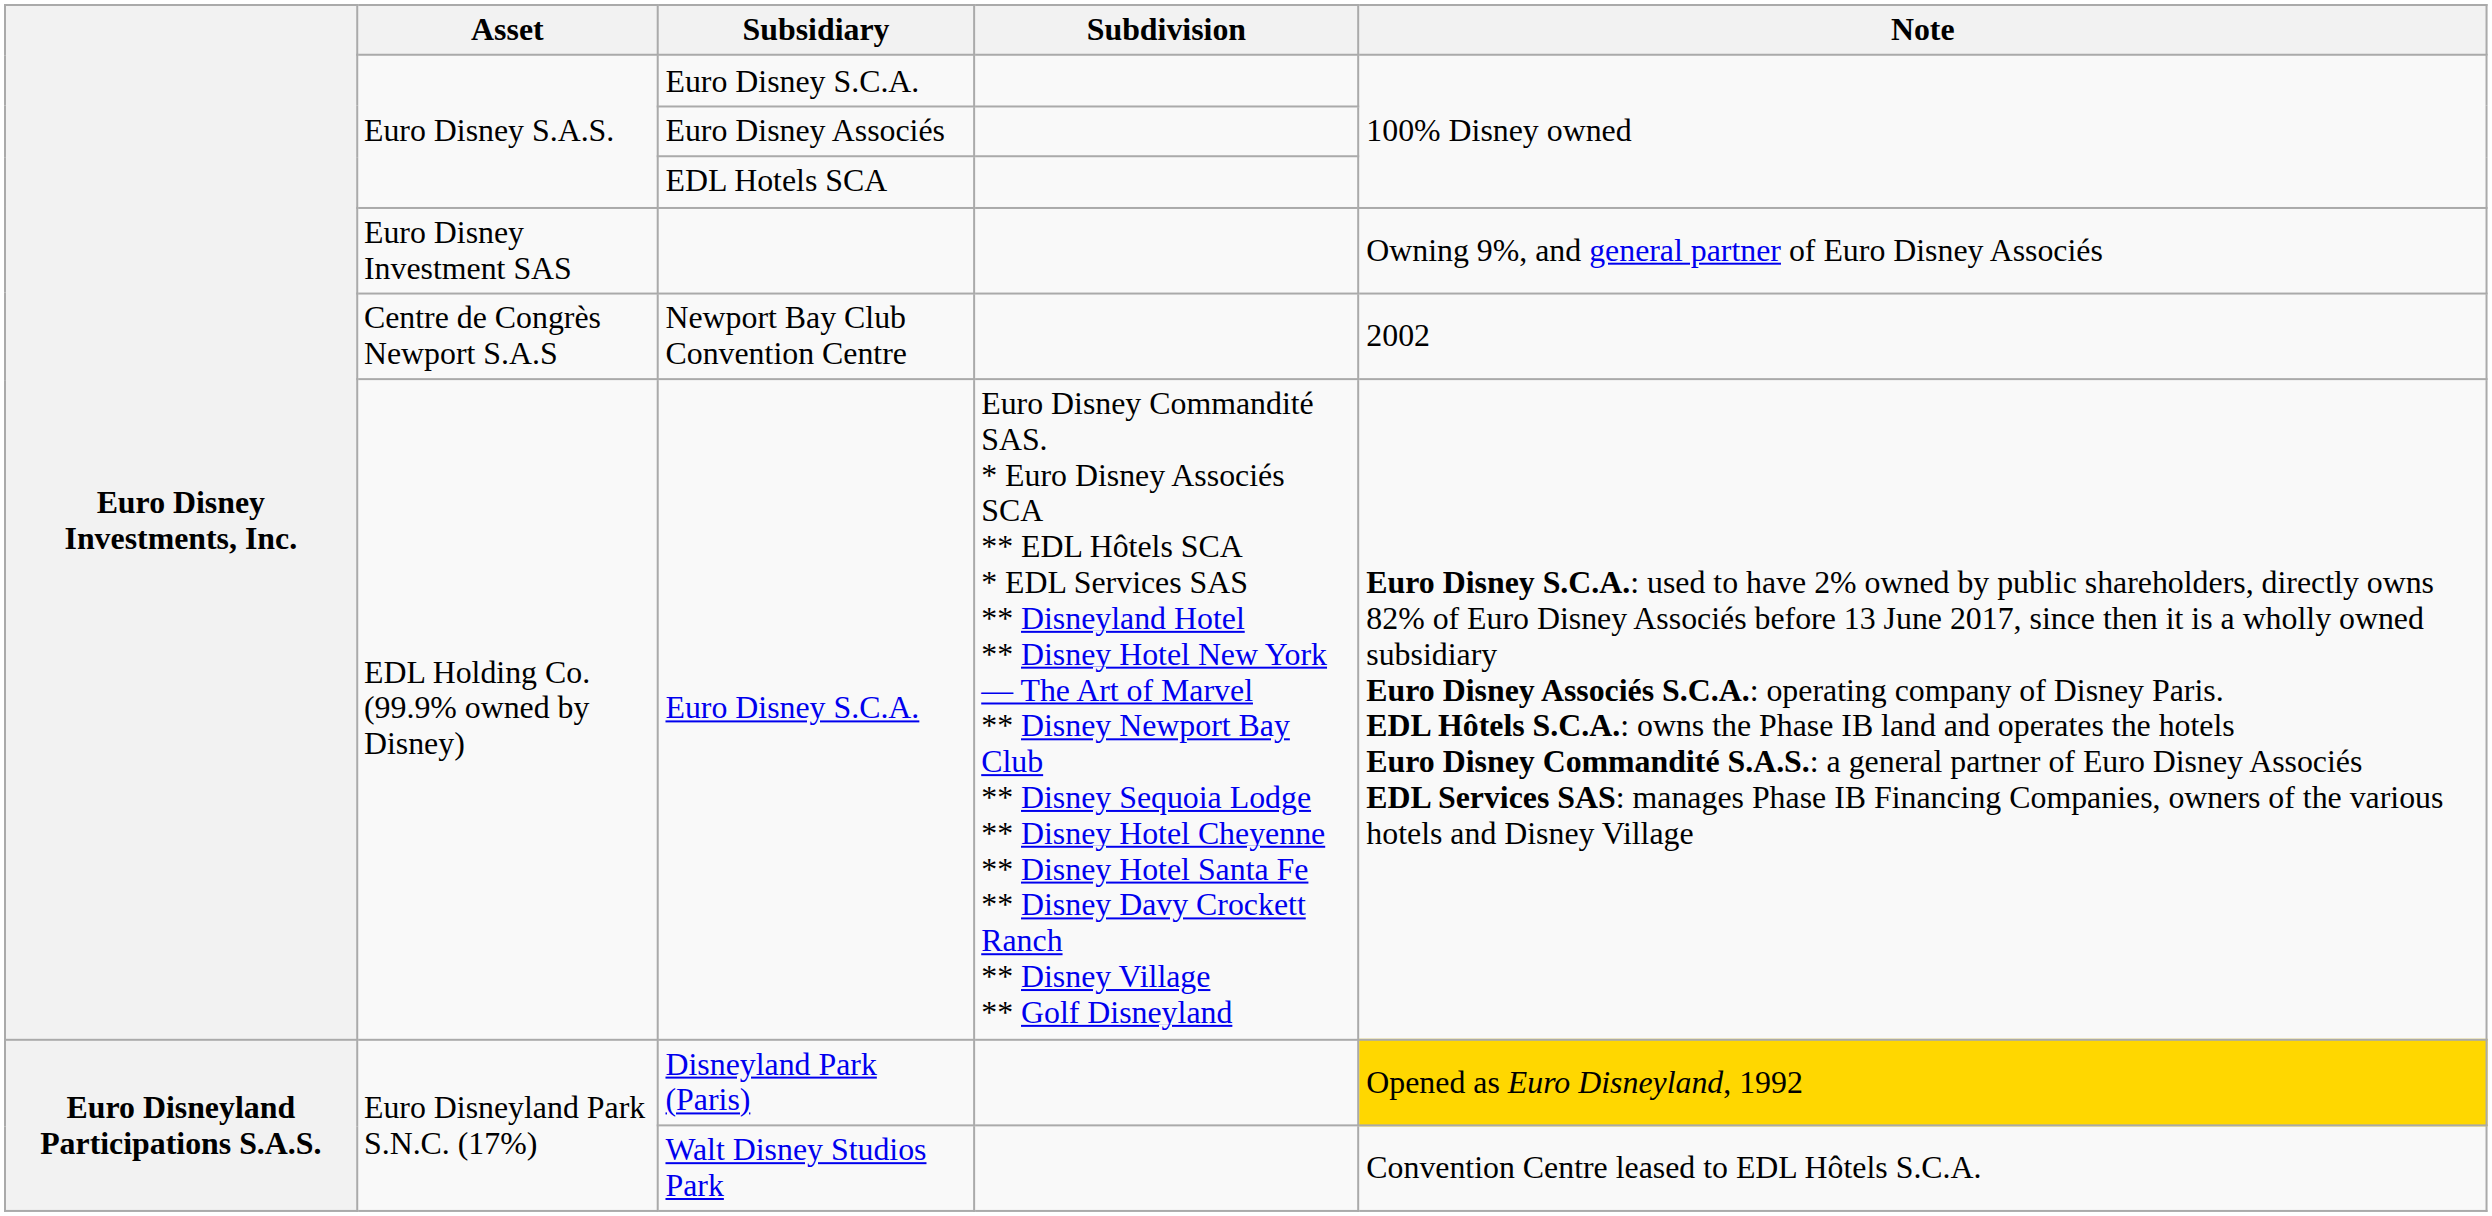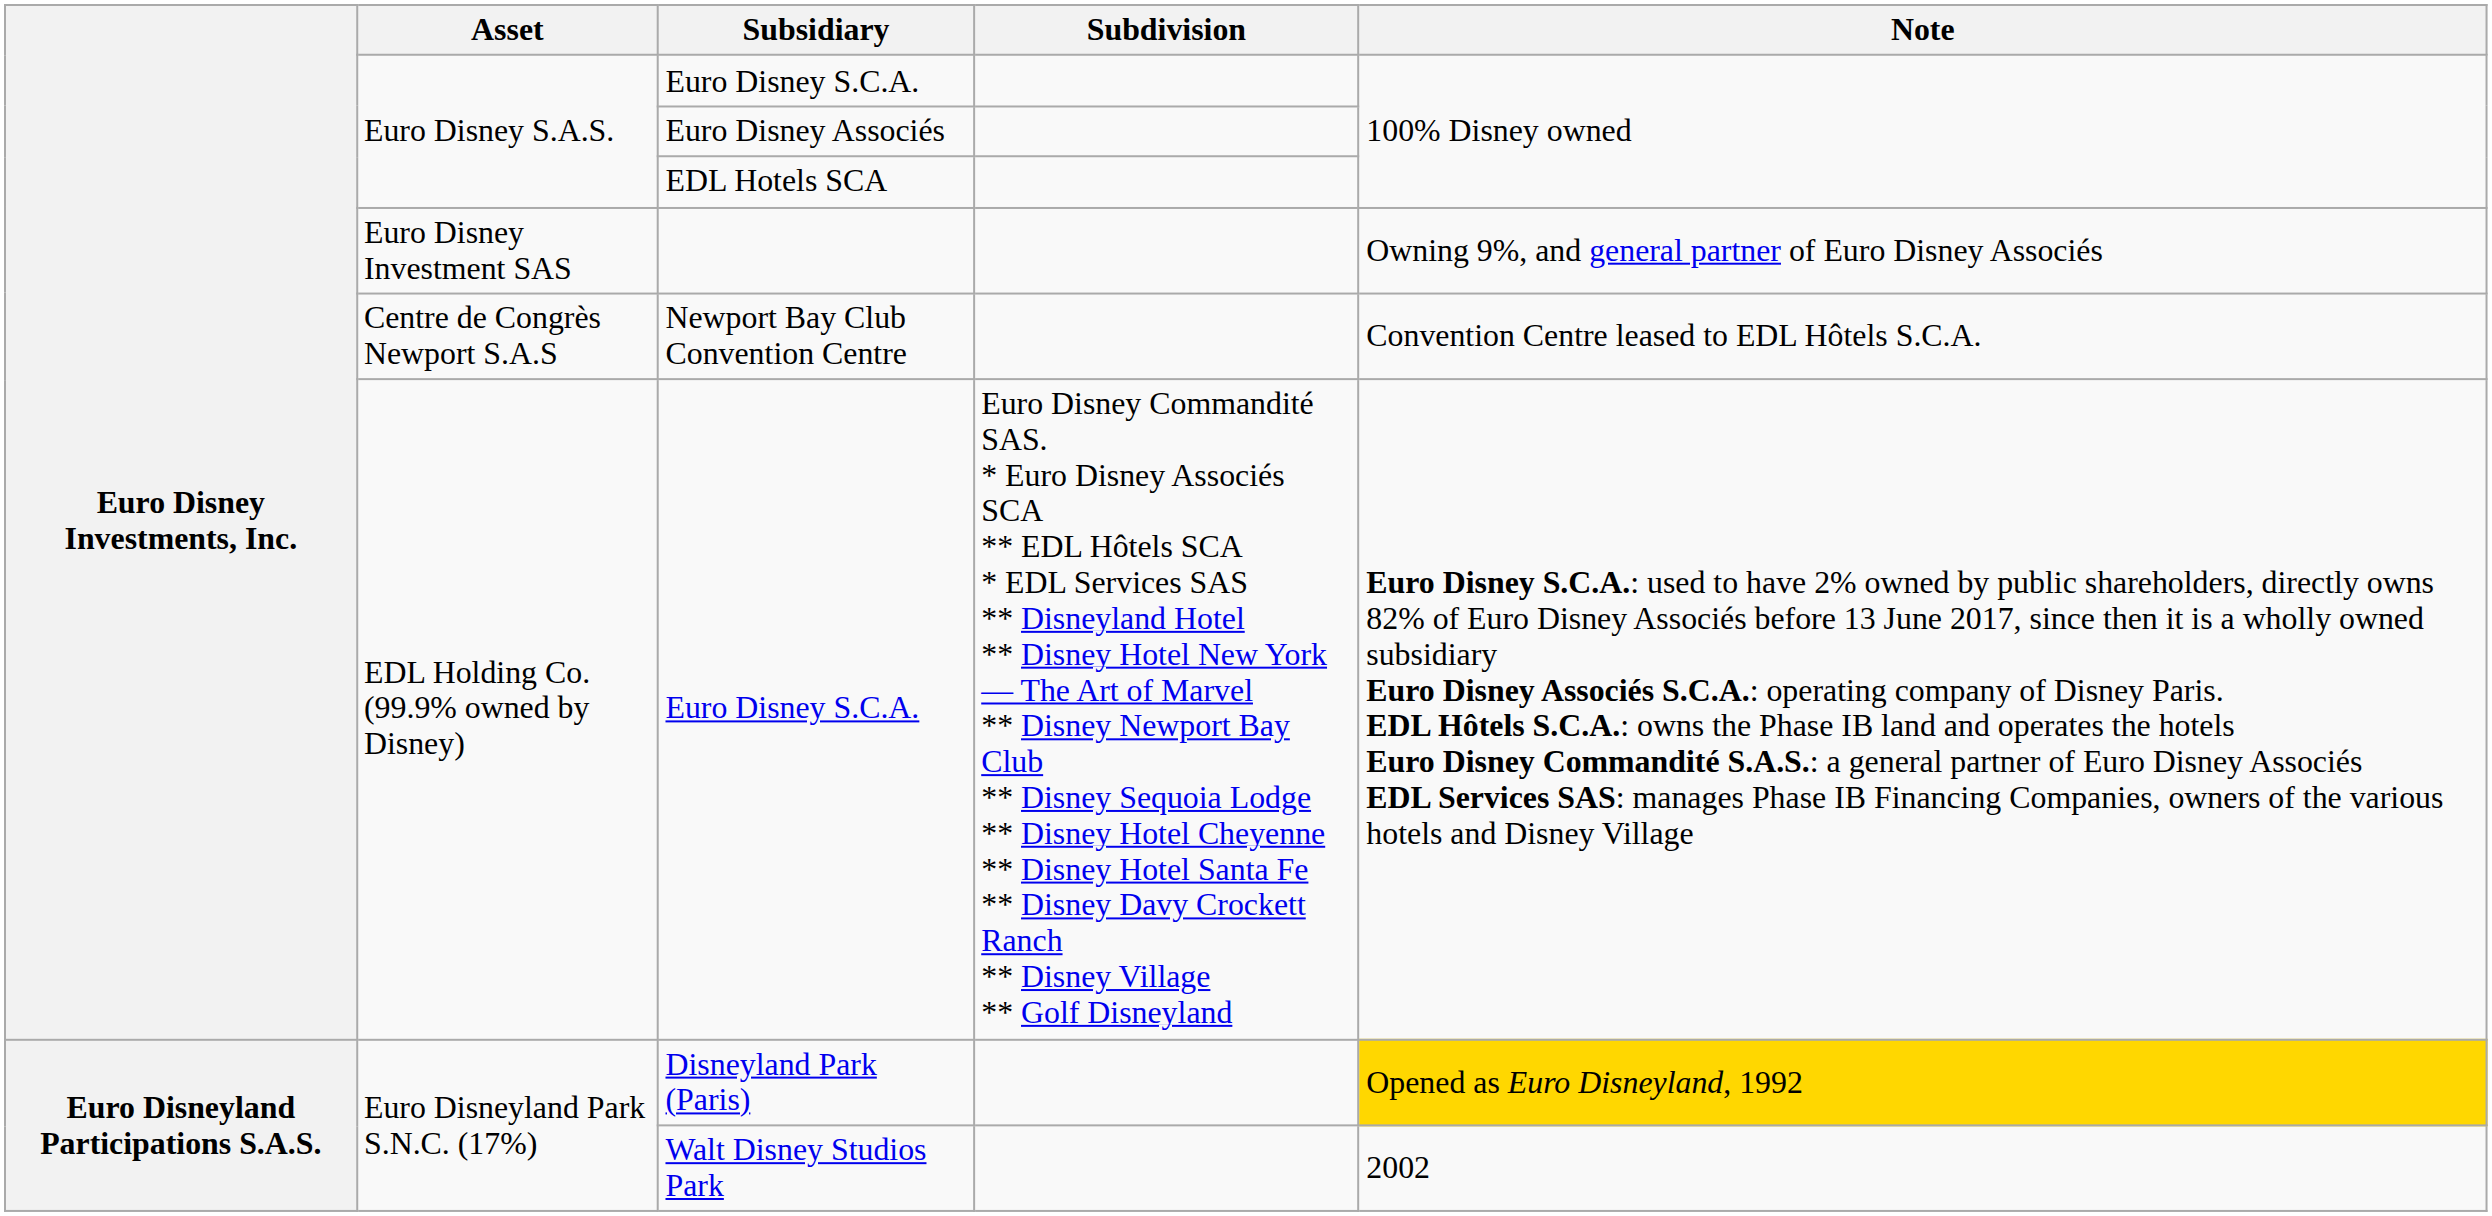(1398, 335) 2002 -> (1674, 335) Convention Centre leased to EDL Hôtels S.C.A.
(1674, 1168) Convention Centre leased to EDL Hôtels S.C.A. -> (1398, 1168) 2002
